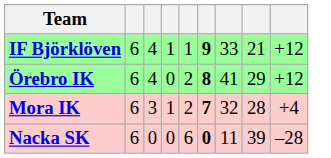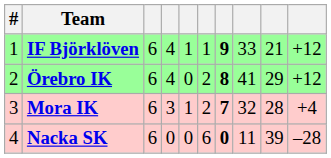+ column: (14, 19)
